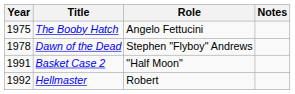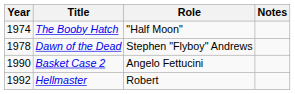(19, 30) 1975 -> (19, 30) 1974
(165, 30) Angelo Fettucini -> (155, 30) "Half Moon"
(19, 64) 1991 -> (19, 64) 1990
(155, 64) "Half Moon" -> (165, 64) Angelo Fettucini
